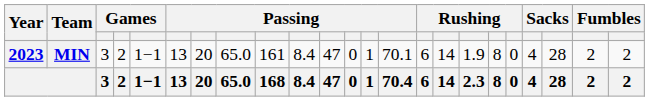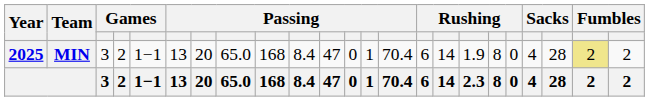(26, 54) 2023 -> (26, 54) 2025
(272, 54) 161 -> (272, 54) 168
(397, 54) 70.1 -> (397, 54) 70.4
(591, 54) no background -> (591, 54) khaki background
